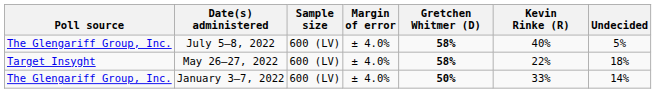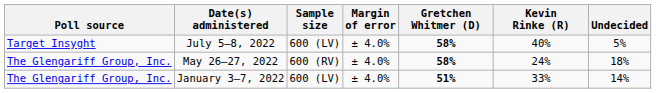(89, 43) The Glengariff Group, Inc. -> (51, 43) Target Insyght
(51, 61) Target Insyght -> (89, 61) The Glengariff Group, Inc.
(315, 61) 600 (LV) -> (315, 61) 600 (RV)
(541, 61) 22% -> (541, 61) 24%
(446, 79) 50% -> (446, 79) 51%
